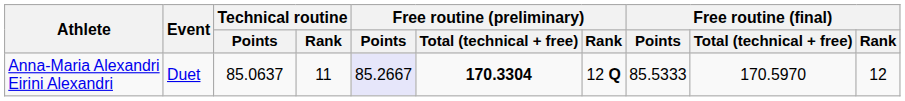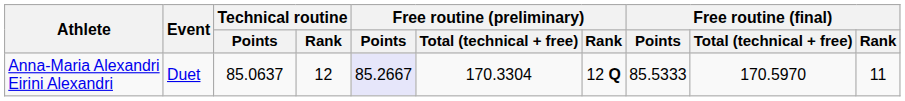(323, 75) 11 -> (323, 75) 12
(499, 75) bold -> (499, 75) normal
(878, 75) 12 -> (878, 75) 11
